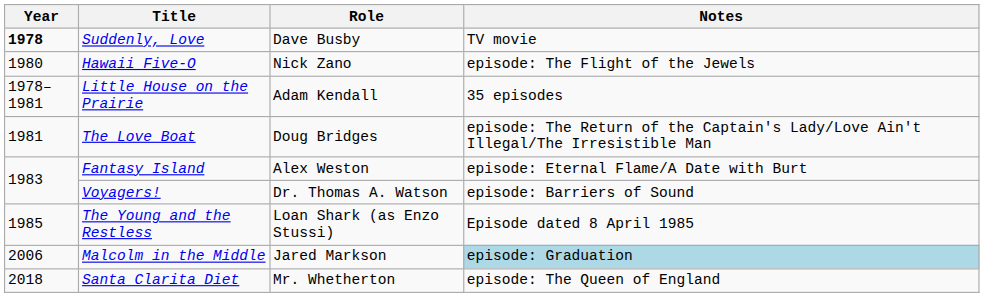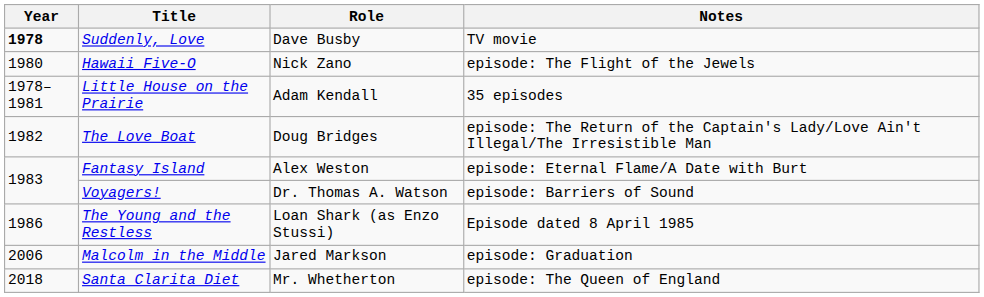(26, 137) 1981 -> (26, 137) 1982
(26, 225) 1985 -> (26, 225) 1986
(550, 257) lightblue background -> (550, 257) no background
